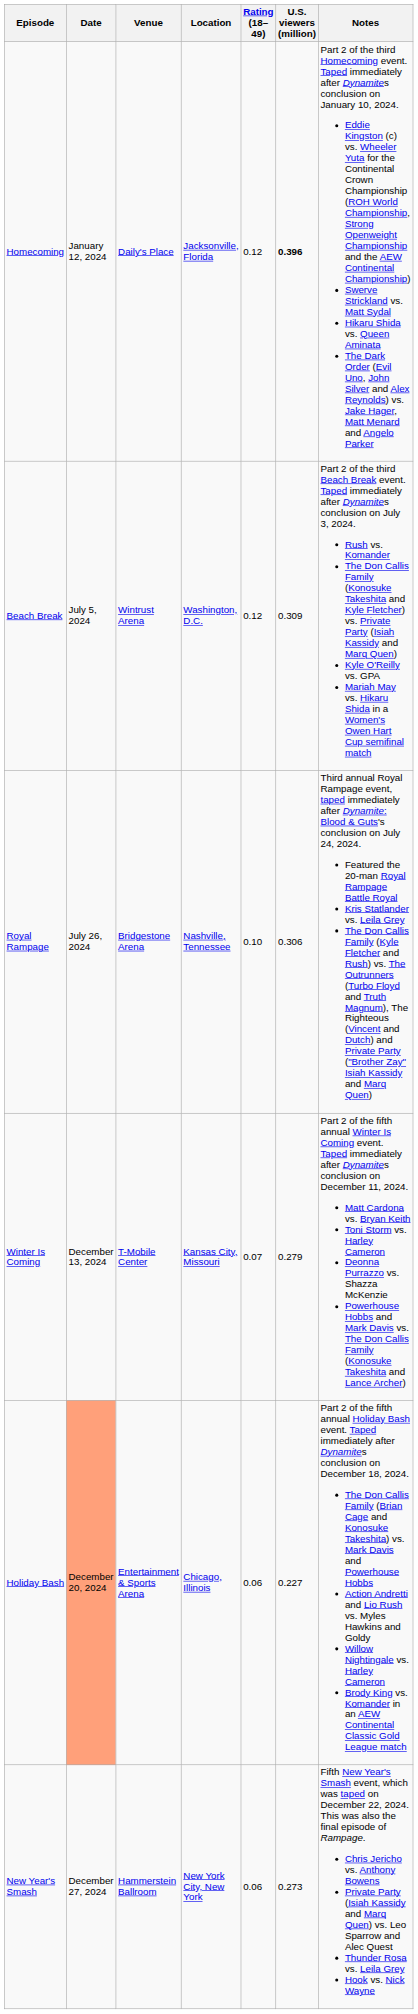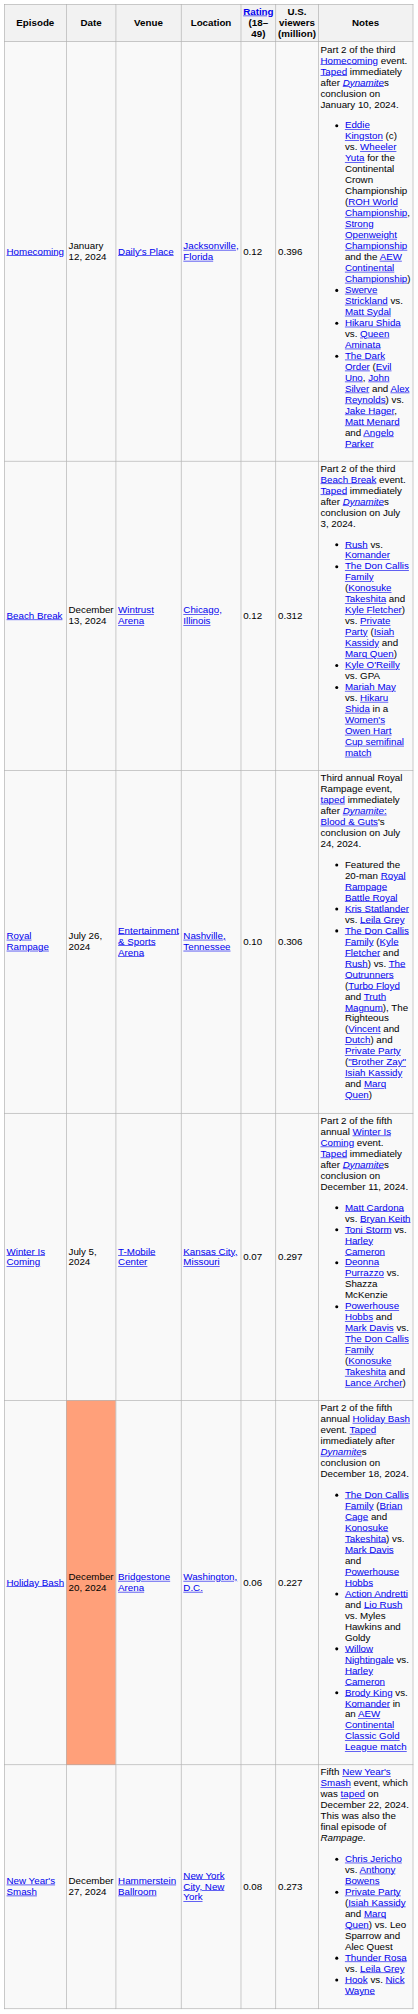(290, 251) bold -> (290, 251) normal
(83, 615) July 5, 2024 -> (91, 615) December 13, 2024
(210, 615) Washington, D.C. -> (203, 615) Chicago, Illinois
(290, 615) 0.309 -> (290, 615) 0.312
(144, 941) Bridgestone Arena -> (148, 941) Entertainment & Sports Arena
(91, 1256) December 13, 2024 -> (83, 1256) July 5, 2024
(290, 1256) 0.279 -> (290, 1256) 0.297
(148, 1582) Entertainment & Sports Arena -> (144, 1582) Bridgestone Arena
(203, 1582) Chicago, Illinois -> (210, 1582) Washington, D.C.
(253, 1886) 0.06 -> (253, 1886) 0.08
